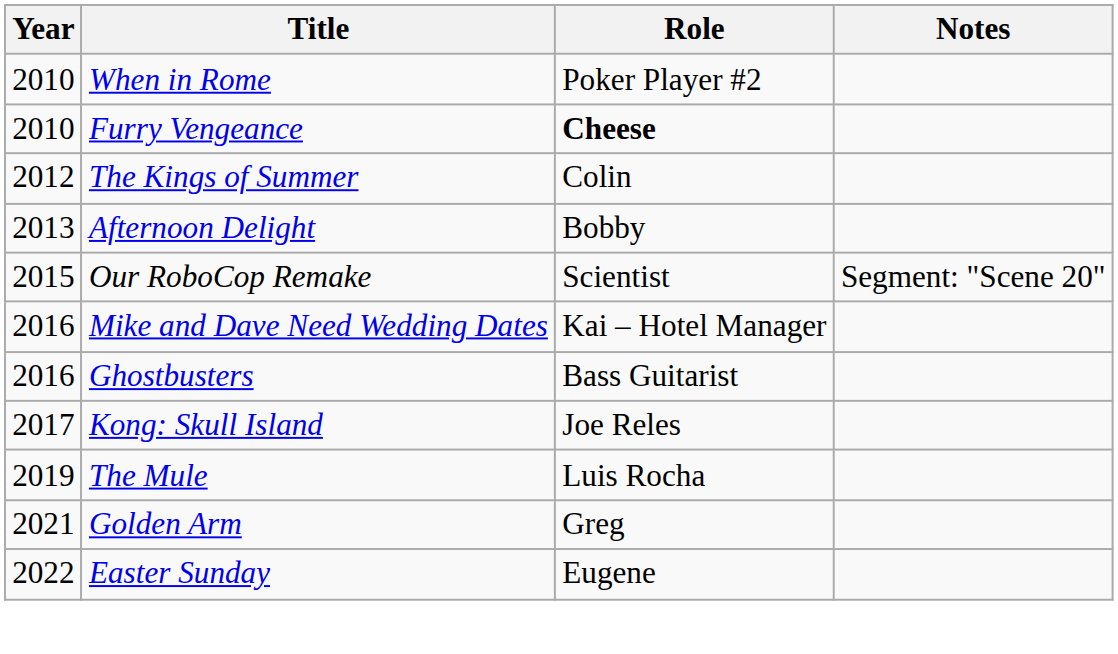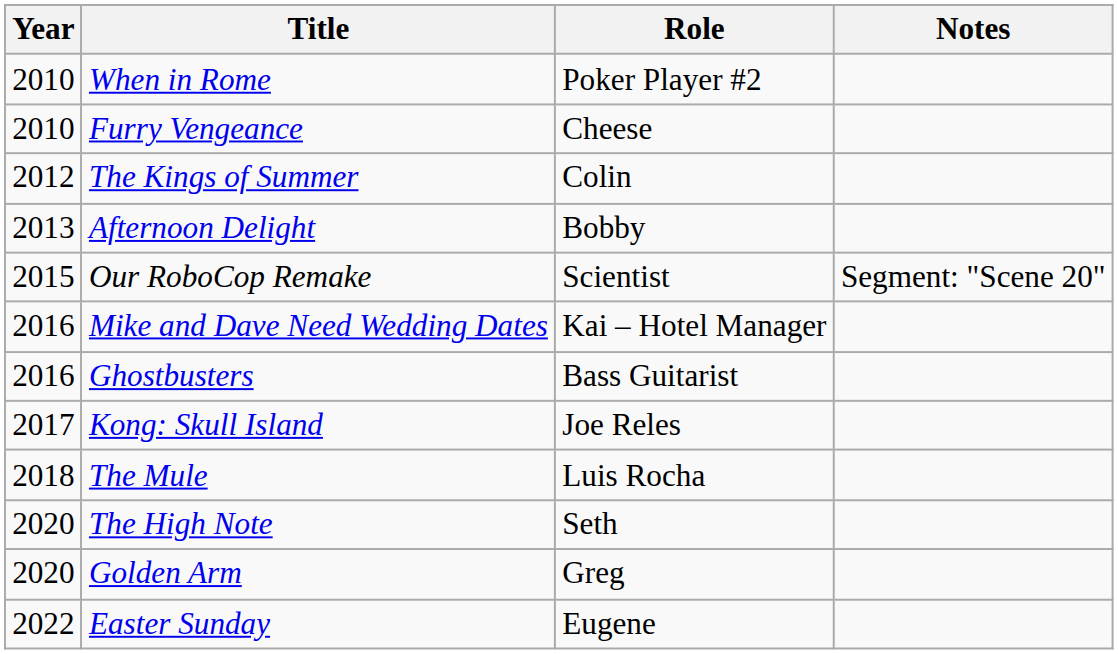(609, 128) bold -> (607, 128) normal
(43, 474) 2019 -> (43, 474) 2018
+ row: (181, 524)
(43, 524) 2021 -> (43, 573) 2020
